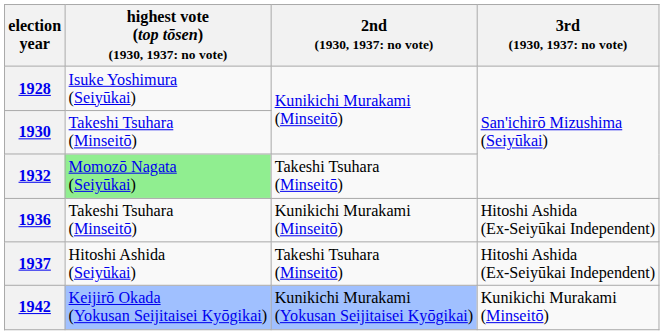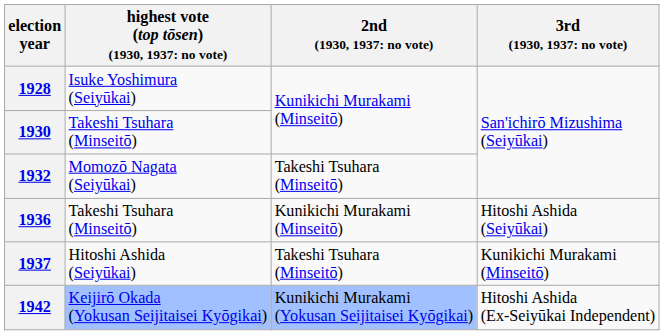(123, 176) lightgreen background -> (123, 176) no background
(568, 219) Hitoshi Ashida (Ex-Seiyūkai Independent) -> (529, 219) Hitoshi Ashida (Seiyūkai)
(568, 263) Hitoshi Ashida (Ex-Seiyūkai Independent) -> (549, 263) Kunikichi Murakami (Minseitō)
(549, 307) Kunikichi Murakami (Minseitō) -> (568, 307) Hitoshi Ashida (Ex-Seiyūkai Independent)
